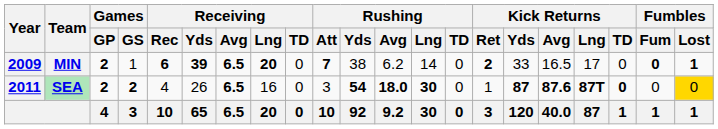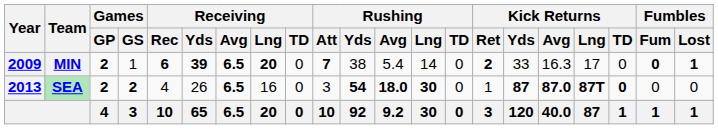(393, 64) 6.2 -> (393, 64) 5.4
(556, 64) 16.5 -> (556, 64) 16.3
(25, 87) 2011 -> (25, 87) 2013
(556, 87) 87.6 -> (556, 87) 87.0
(694, 87) gold background -> (694, 87) no background
